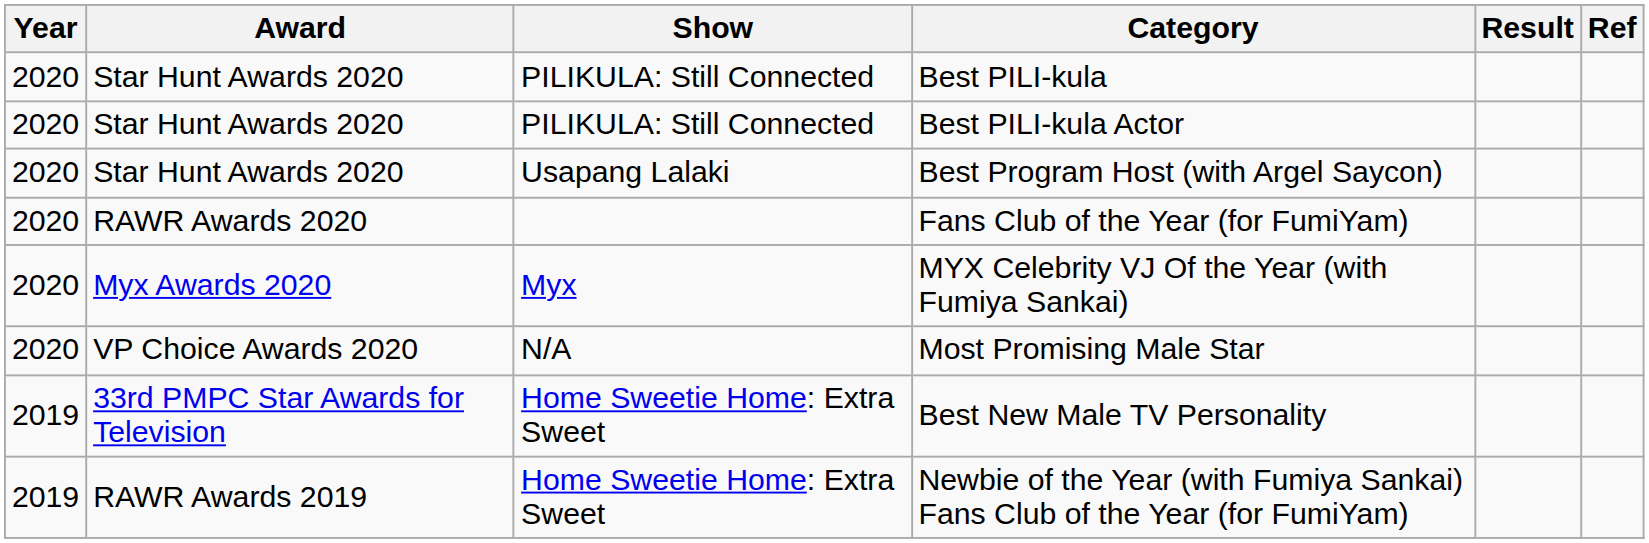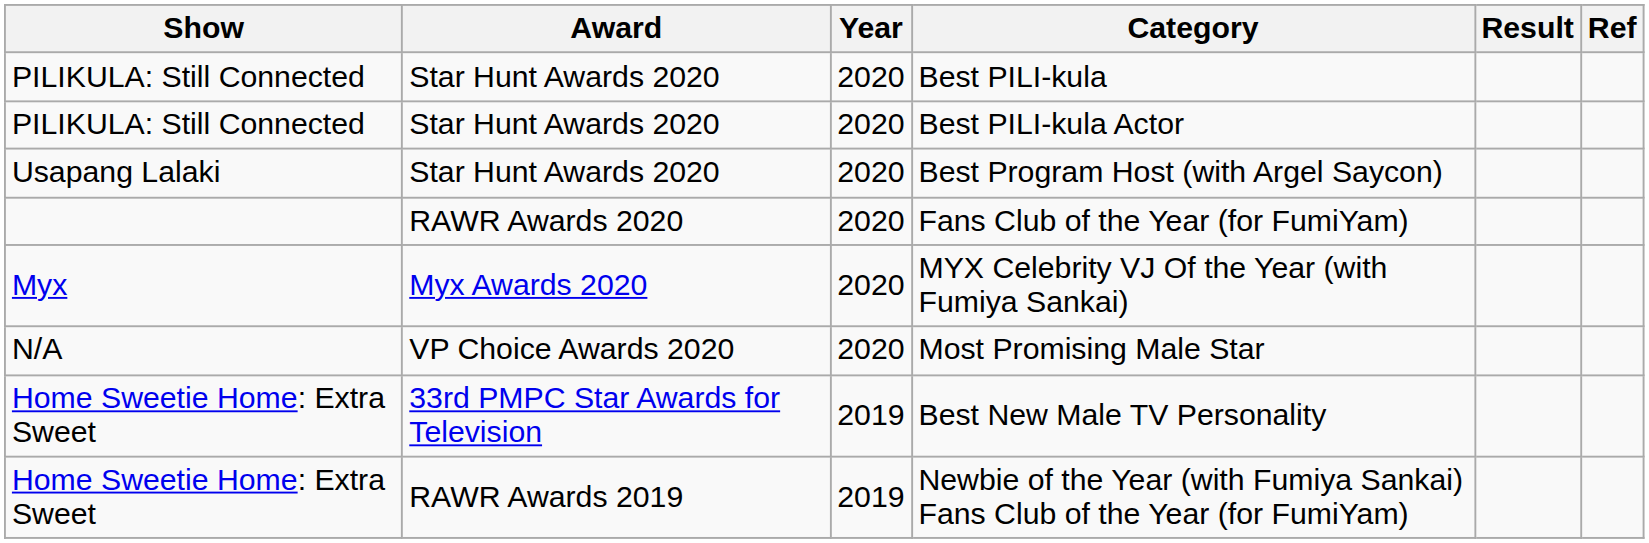columns swapped: (46, 28) <-> (713, 28)
